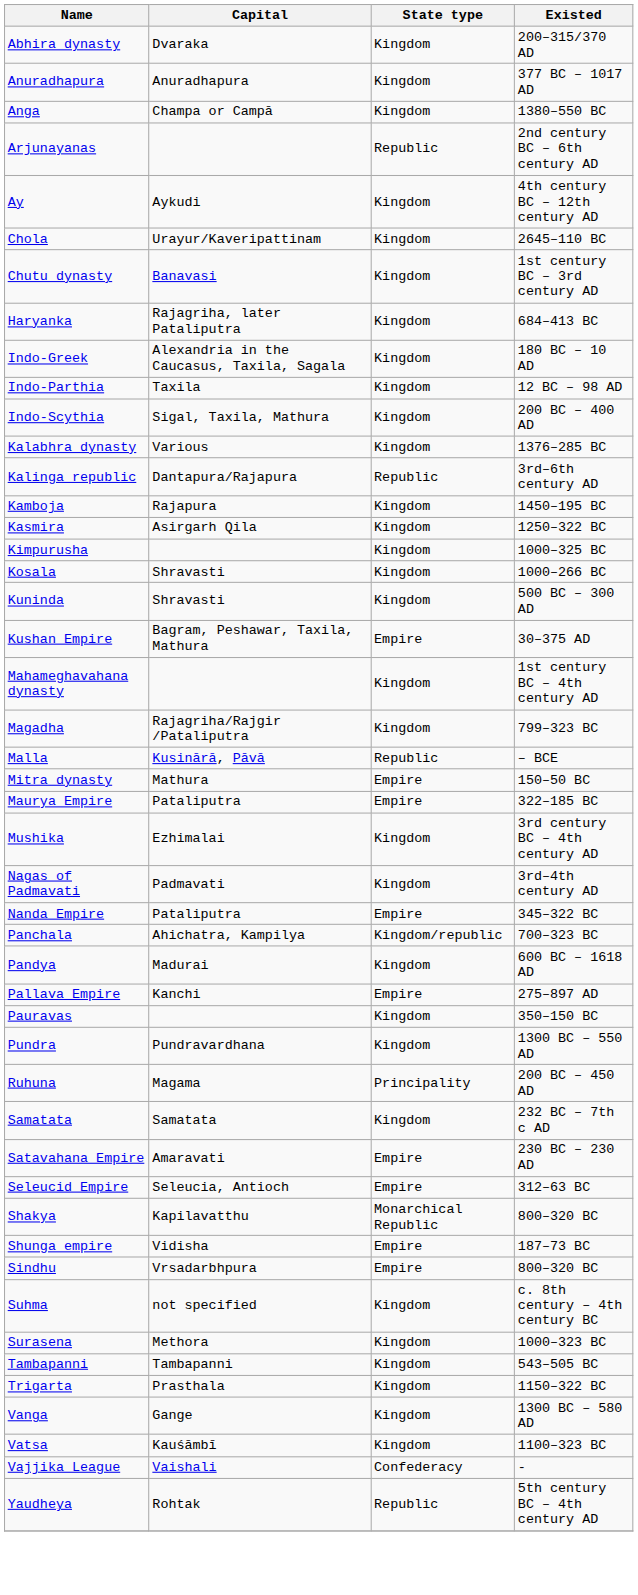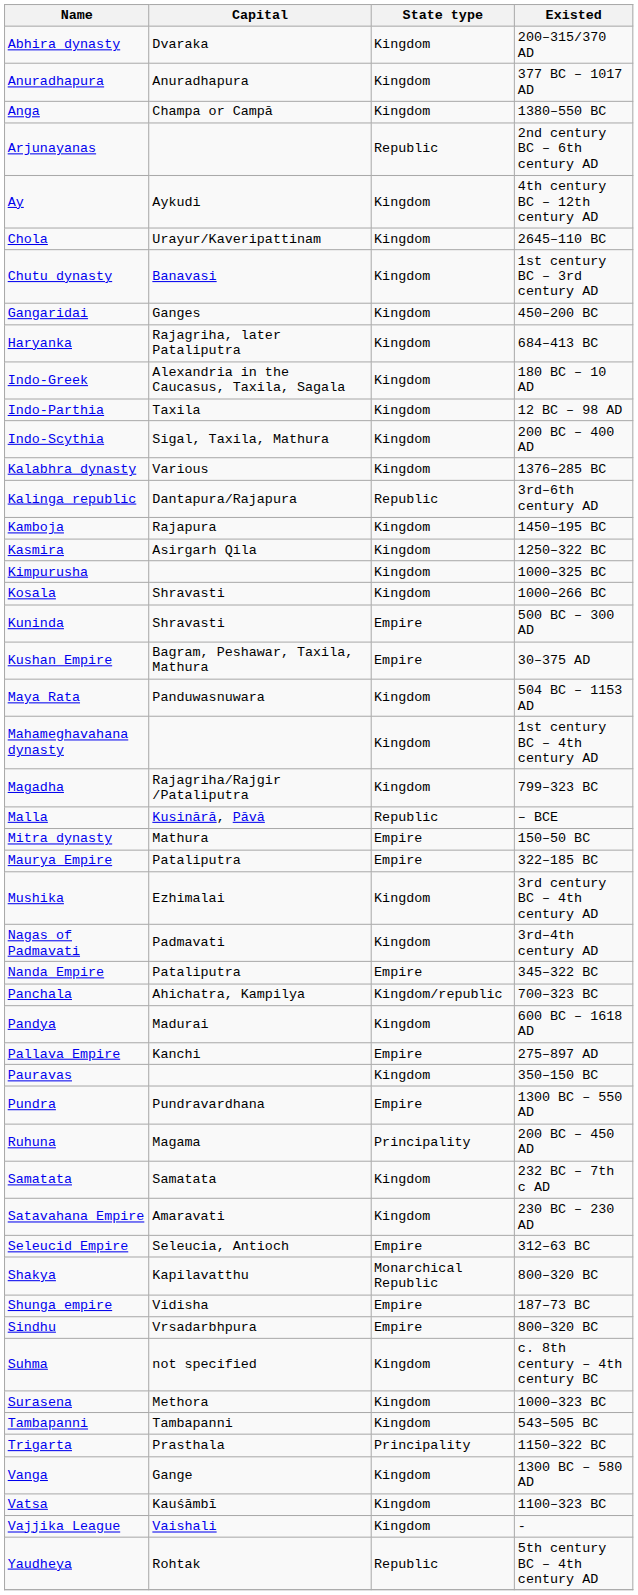+ row: (48, 314)
(402, 601) Kingdom -> (398, 623) Empire
+ row: (44, 698)
(402, 1046) Kingdom -> (398, 1105) Empire
(398, 1158) Empire -> (402, 1217) Kingdom
(402, 1386) Kingdom -> (422, 1446) Principality
(418, 1467) Confederacy -> (402, 1526) Kingdom
